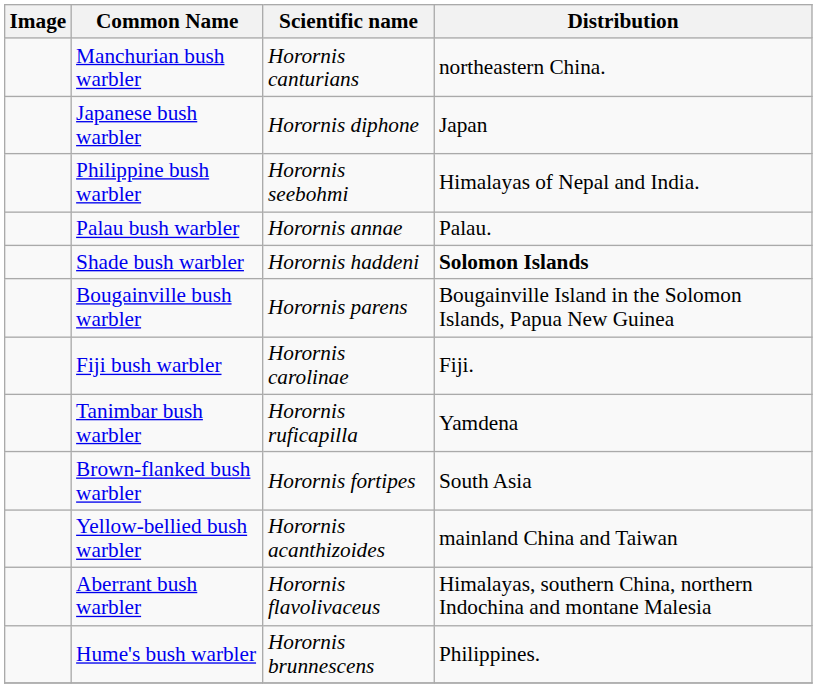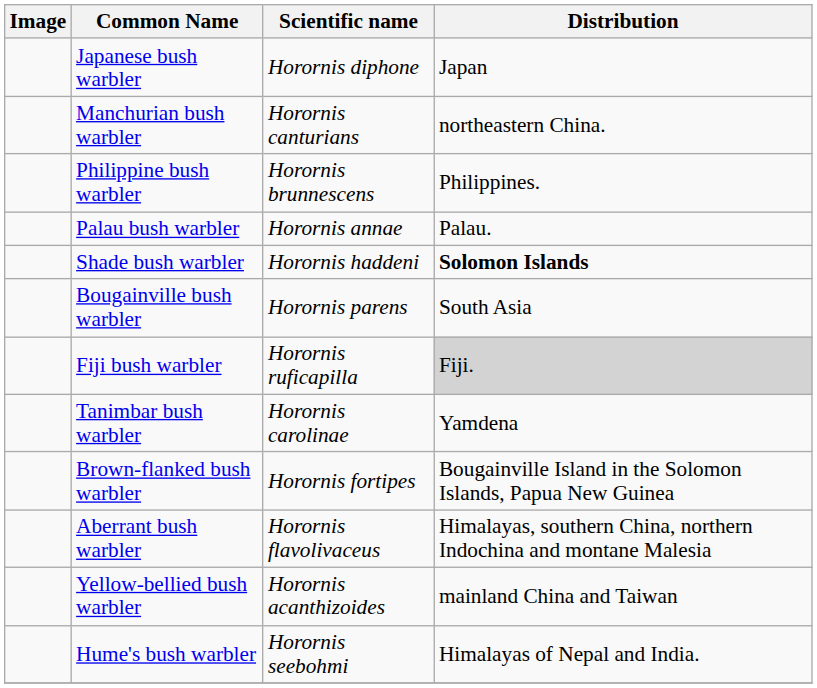rows swapped: (150, 67) <-> (137, 124)
(308, 182) Horornis seebohmi -> (321, 182) Horornis brunnescens
(569, 182) Himalayas of Nepal and India. -> (489, 182) Philippines.
(590, 307) Bougainville Island in the Solomon Islands, Papua New Guinea -> (485, 307) South Asia
(308, 365) Horornis carolinae -> (313, 365) Horornis ruficapilla
(456, 365) no background -> (456, 365) lightgrey background
(313, 423) Horornis ruficapilla -> (308, 423) Horornis carolinae
(485, 480) South Asia -> (590, 480) Bougainville Island in the Solomon Islands, Papua New Guinea
rows swapped: (137, 596) <-> (162, 538)
(321, 653) Horornis brunnescens -> (308, 653) Horornis seebohmi
(489, 653) Philippines. -> (569, 653) Himalayas of Nepal and India.
